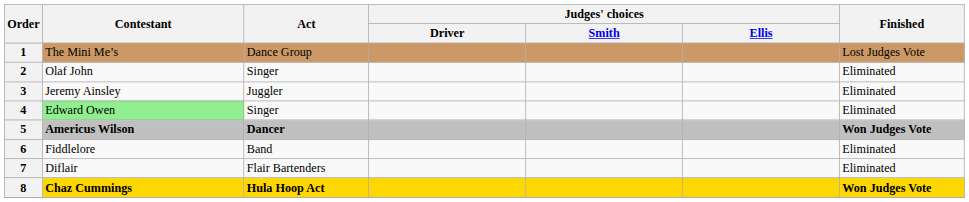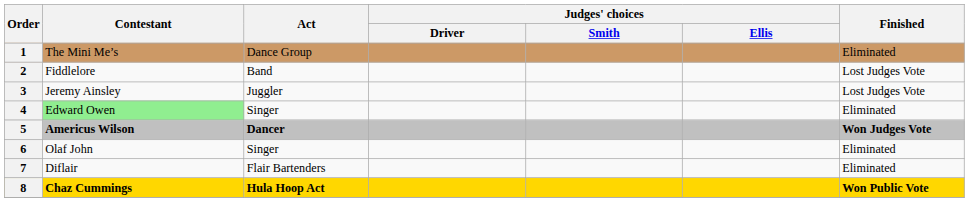(884, 52) Lost Judges Vote -> (869, 52) Eliminated
(69, 71) Olaf John -> (70, 71) Fiddlelore
(263, 71) Singer -> (260, 71) Band
(869, 71) Eliminated -> (884, 71) Lost Judges Vote
(869, 91) Eliminated -> (884, 91) Lost Judges Vote
(70, 149) Fiddlelore -> (69, 149) Olaf John
(260, 149) Band -> (263, 149) Singer
(887, 187) Won Judges Vote -> (886, 187) Won Public Vote
